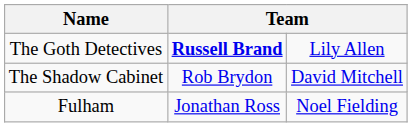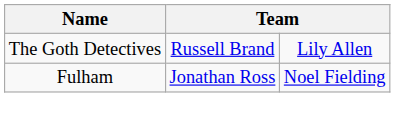(227, 48) bold -> (222, 48) normal
- row: (86, 77)
